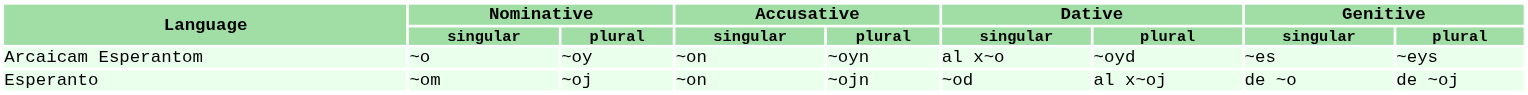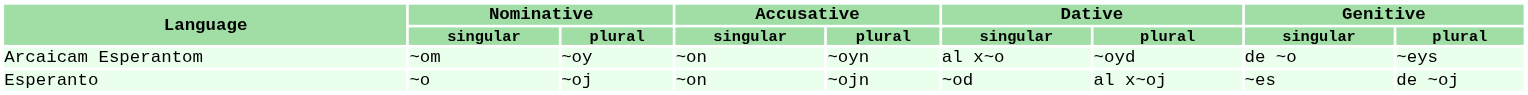(420, 58) ~o -> (425, 58) ~om
(1260, 58) ~es -> (1271, 58) de ~o
(425, 80) ~om -> (420, 80) ~o
(1271, 80) de ~o -> (1260, 80) ~es
